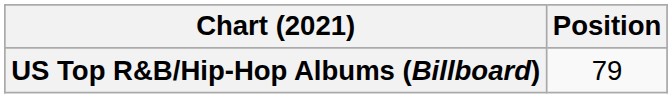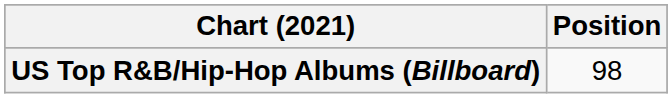(607, 69) 79 -> (607, 69) 98
